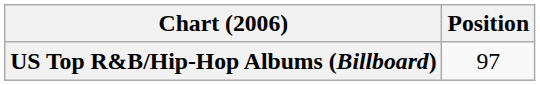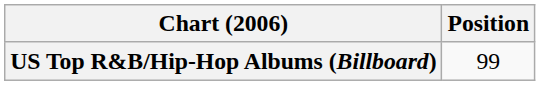(488, 60) 97 -> (488, 60) 99
